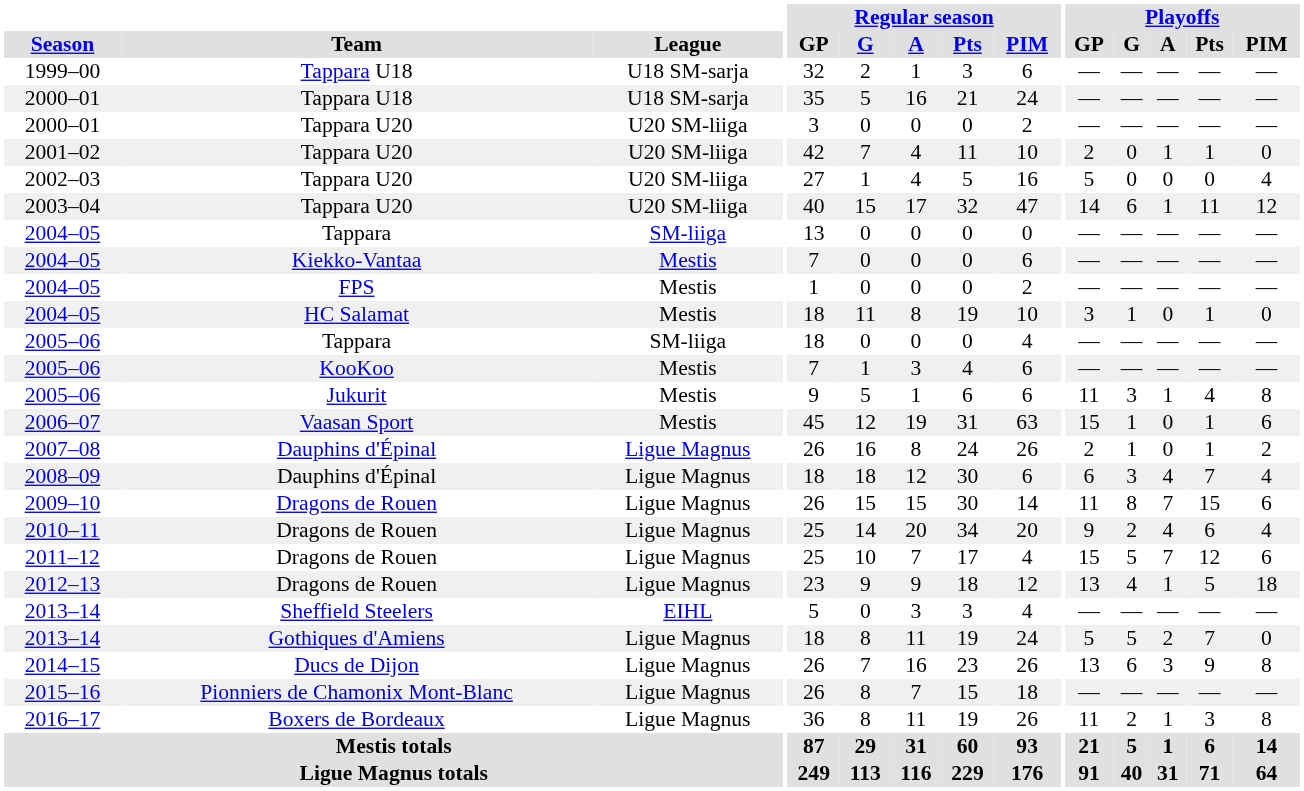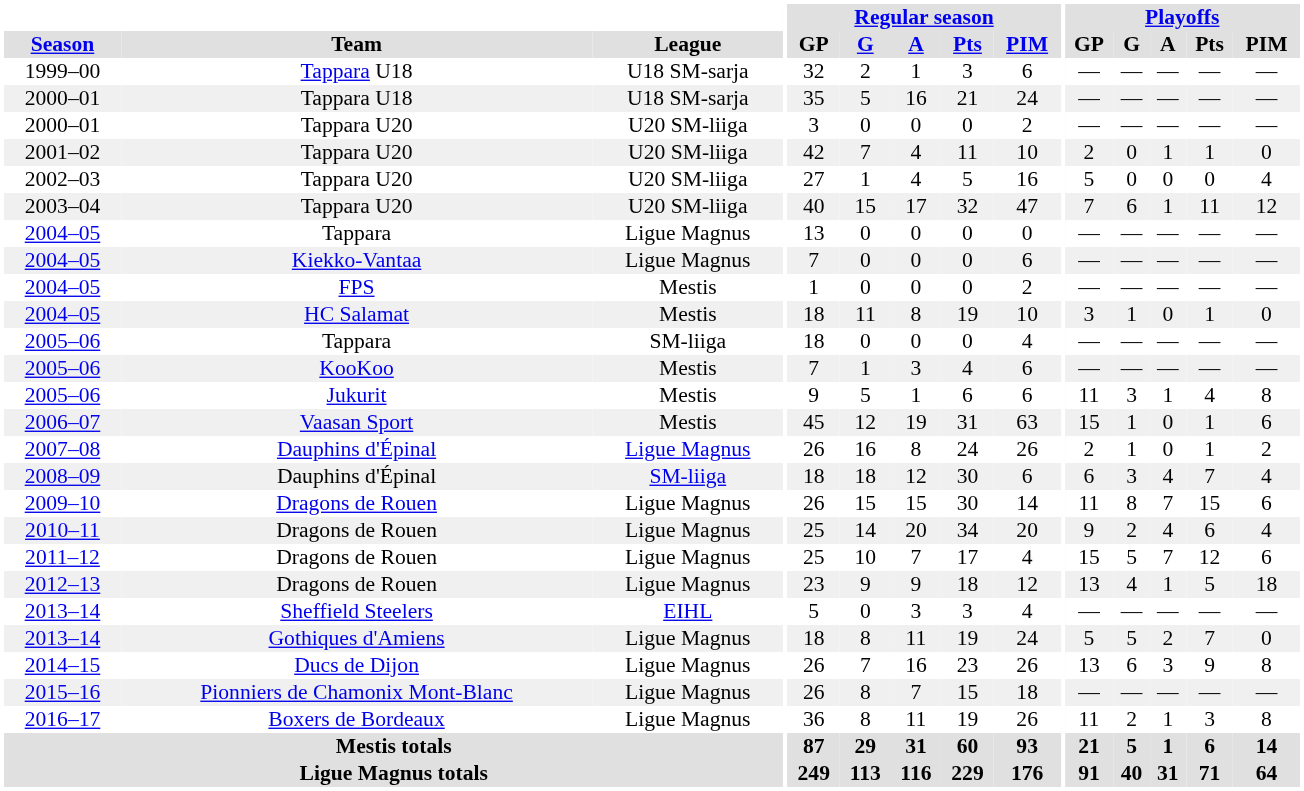(1089, 206) 14 -> (1089, 206) 7
(688, 233) SM-liiga -> (688, 233) Ligue Magnus
(688, 260) Mestis -> (688, 260) Ligue Magnus
(688, 476) Ligue Magnus -> (688, 476) SM-liiga
